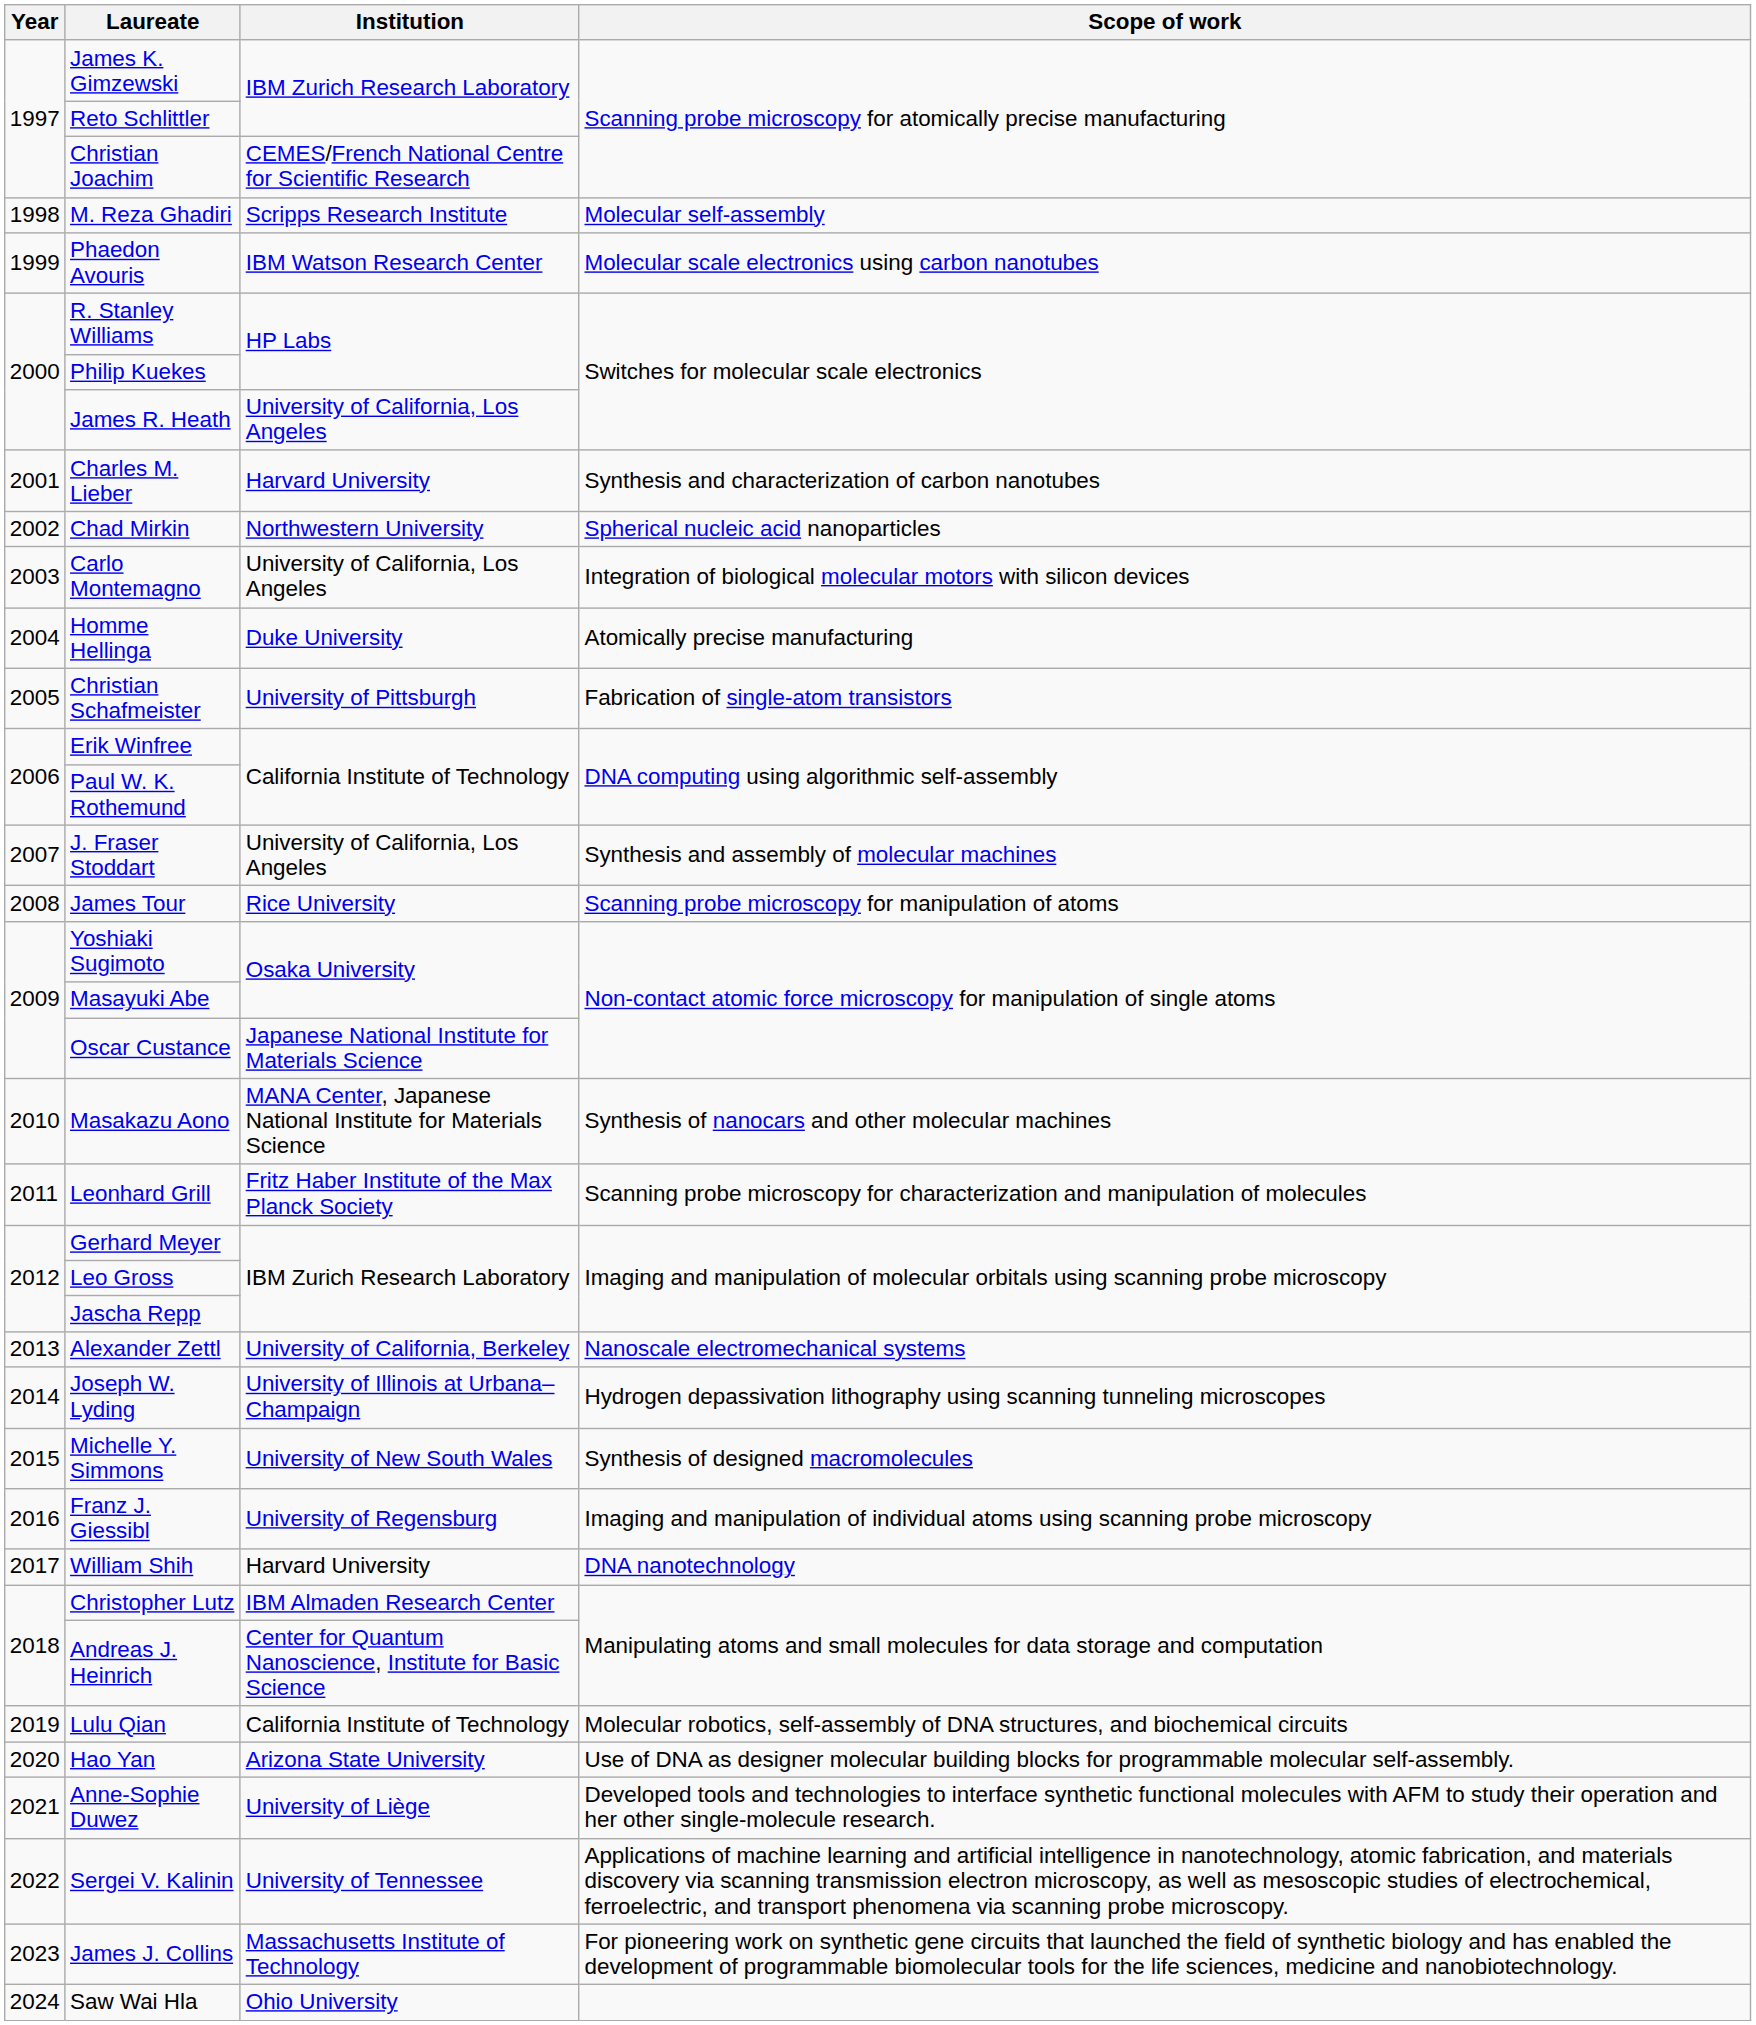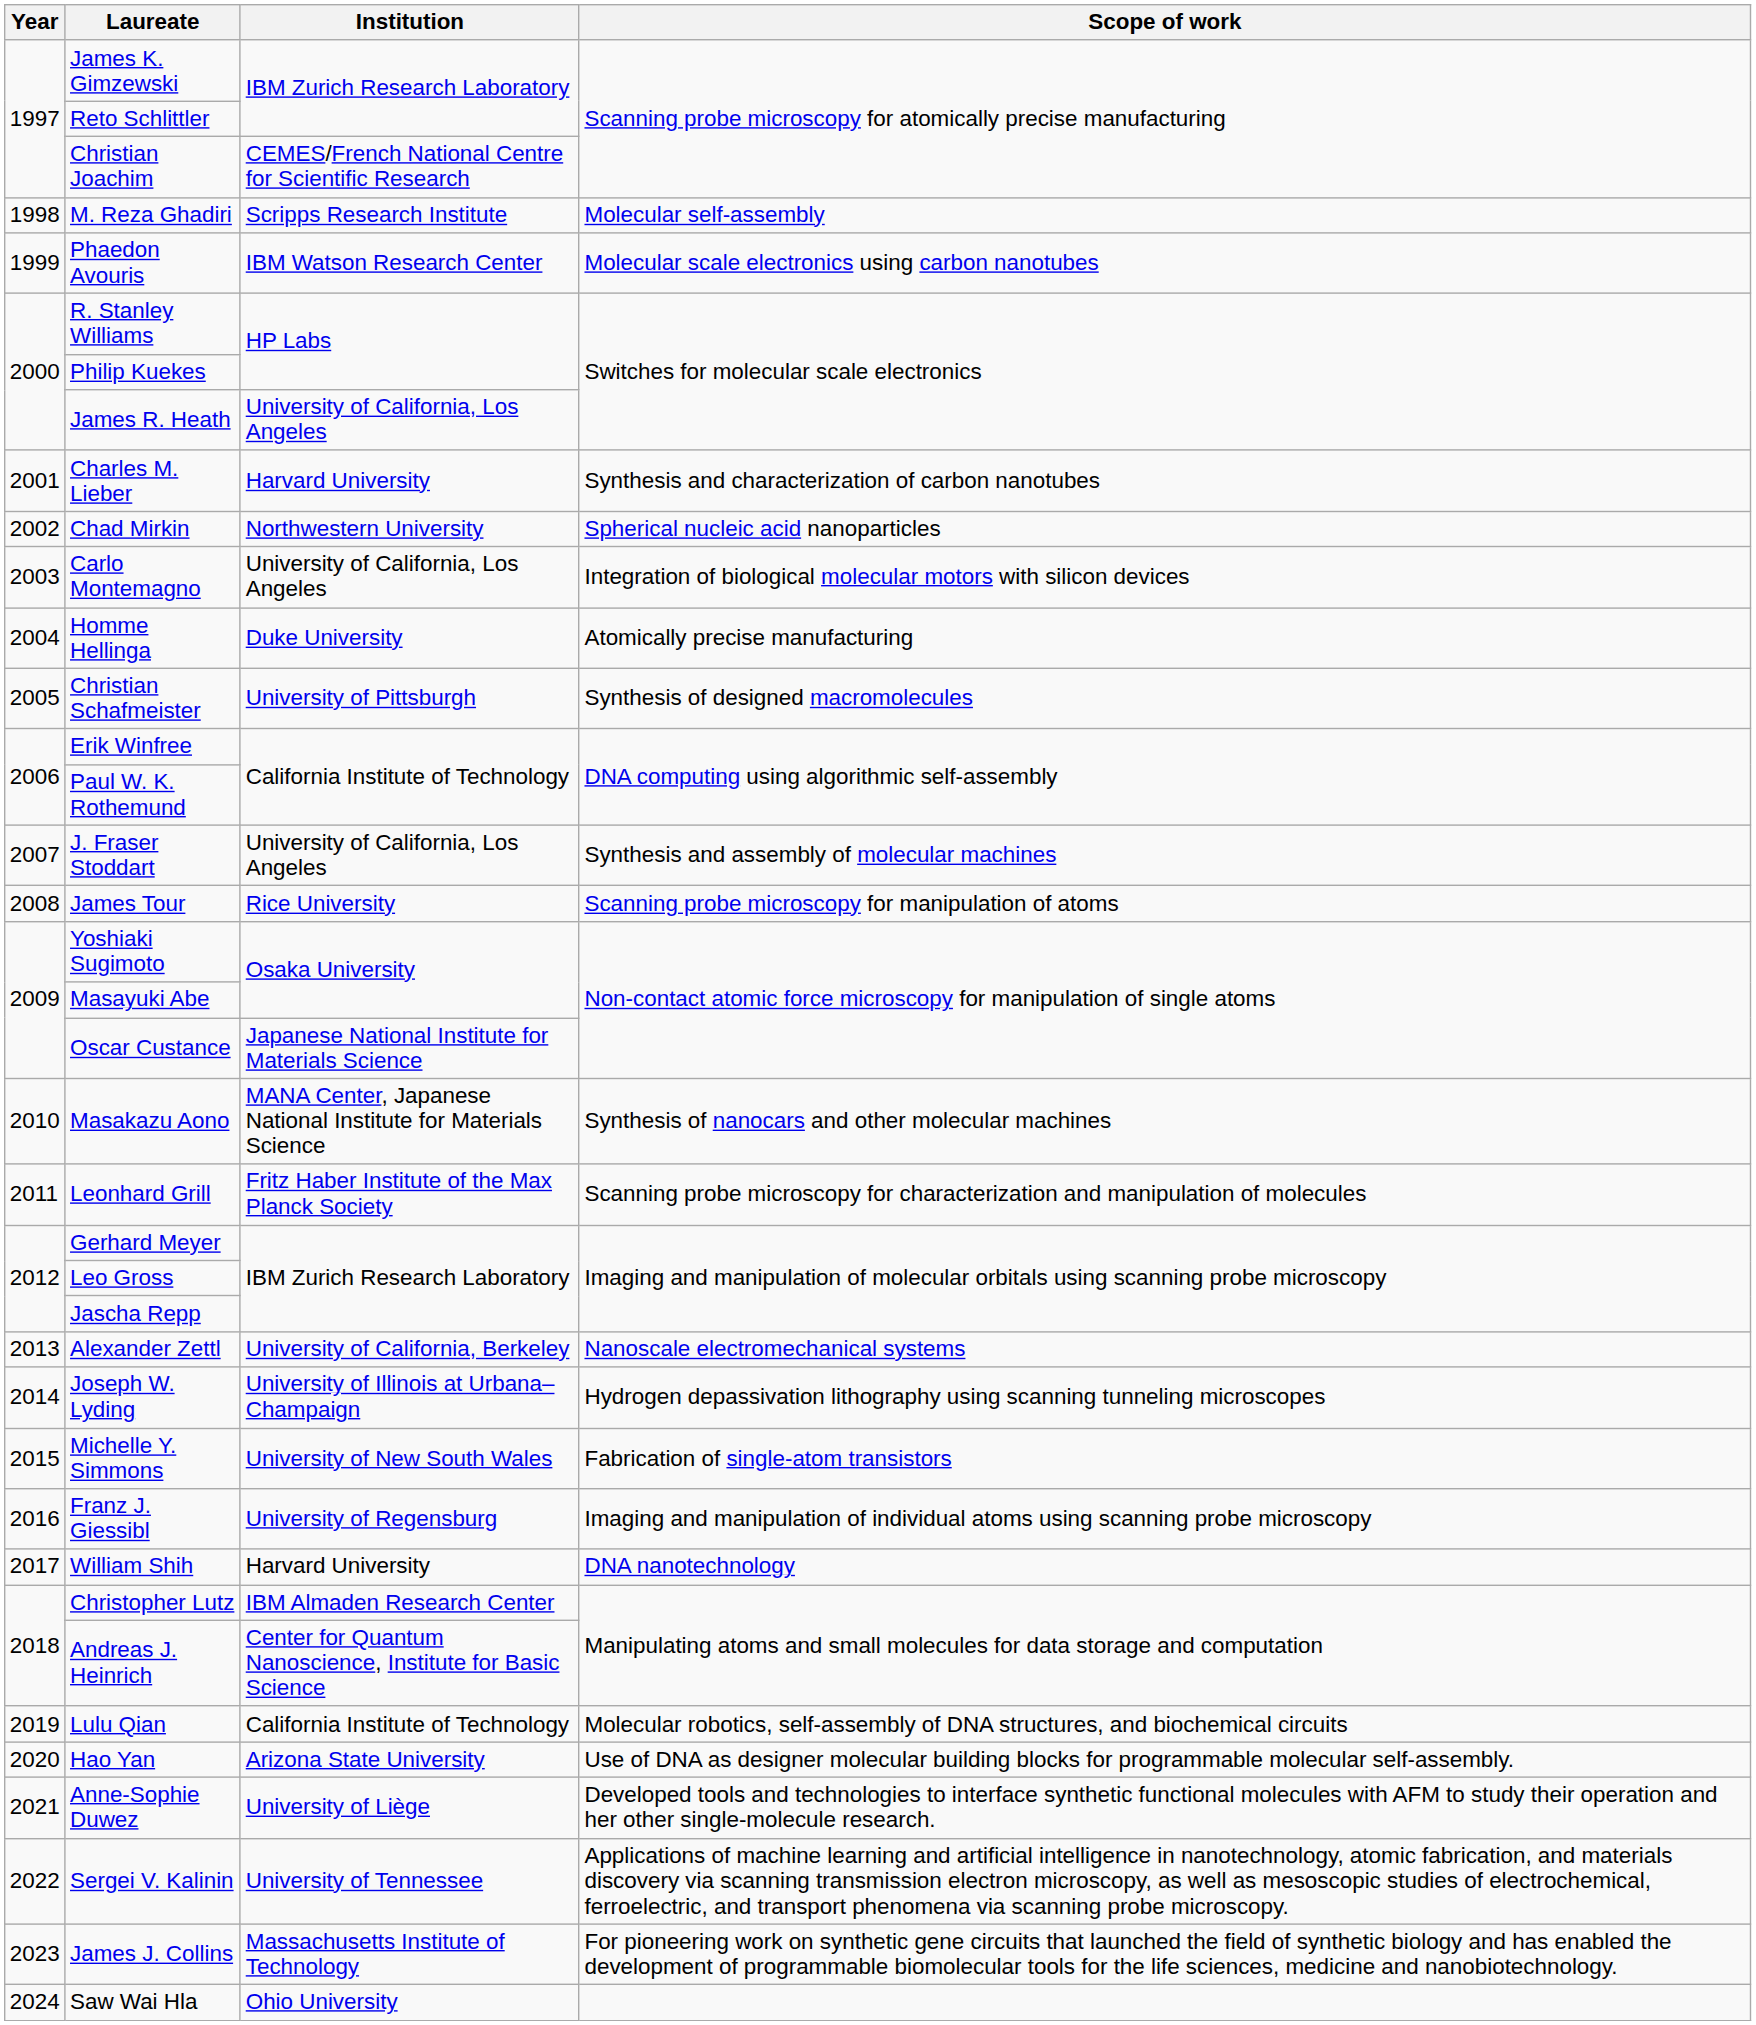(768, 698) Fabrication of single-atom transistors -> (779, 698) Synthesis of designed macromolecules
(779, 1457) Synthesis of designed macromolecules -> (768, 1457) Fabrication of single-atom transistors
